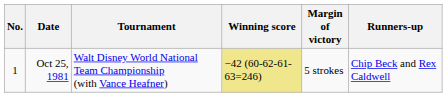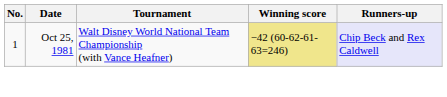- column: (325, 26)
(394, 70) no background -> (382, 44) lavender background
